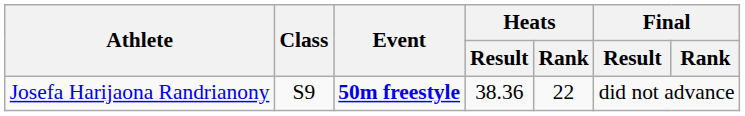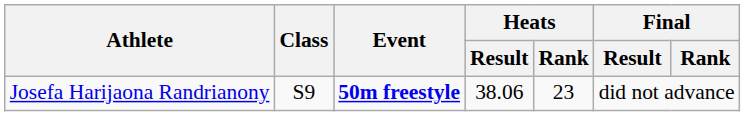(499, 93) 38.36 -> (499, 93) 38.06
(564, 93) 22 -> (564, 93) 23
